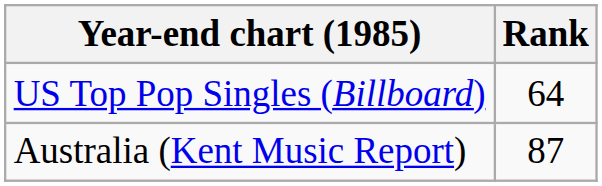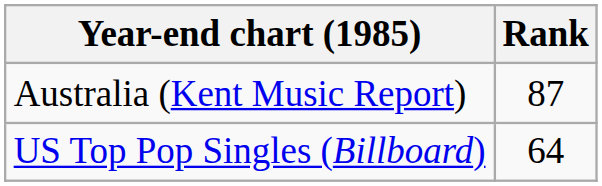rows swapped: (240, 151) <-> (250, 92)
